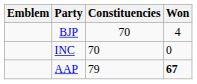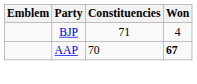(124, 32) 70 -> (124, 32) 71
- row: (65, 50)
(94, 69) 79 -> (94, 50) 70
